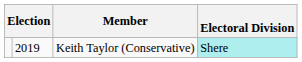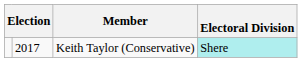(27, 47) 2019 -> (27, 47) 2017
